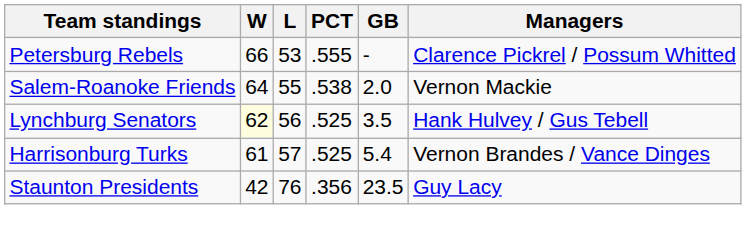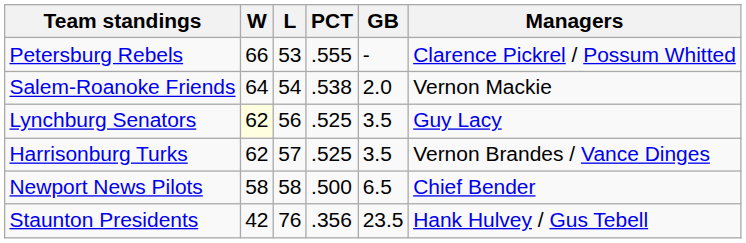(290, 87) 55 -> (290, 87) 54
(531, 120) Hank Hulvey / Gus Tebell -> (457, 120) Guy Lacy
(257, 154) 61 -> (257, 154) 62
(377, 154) 5.4 -> (377, 154) 3.5
+ row: (106, 187)
(457, 187) Guy Lacy -> (531, 220) Hank Hulvey / Gus Tebell
